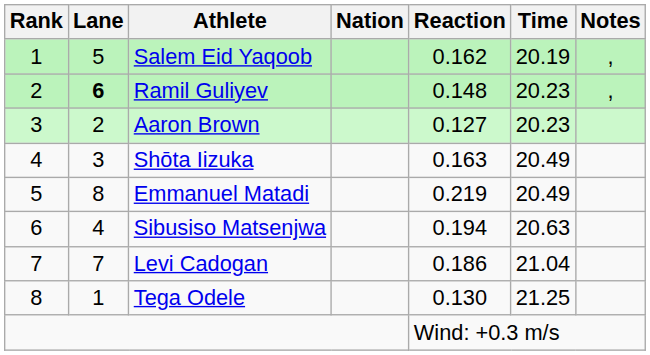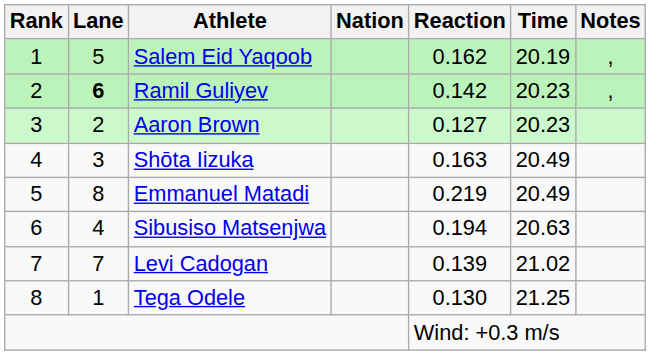(460, 90) 0.148 -> (460, 90) 0.142
(460, 263) 0.186 -> (460, 263) 0.139
(543, 263) 21.04 -> (543, 263) 21.02
